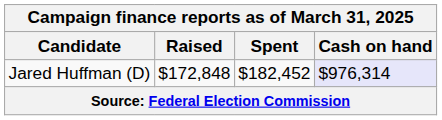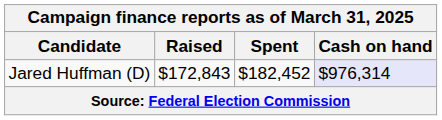(194, 73) $172,848 -> (194, 73) $172,843
